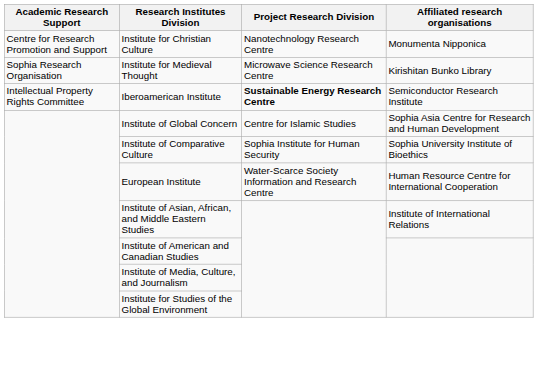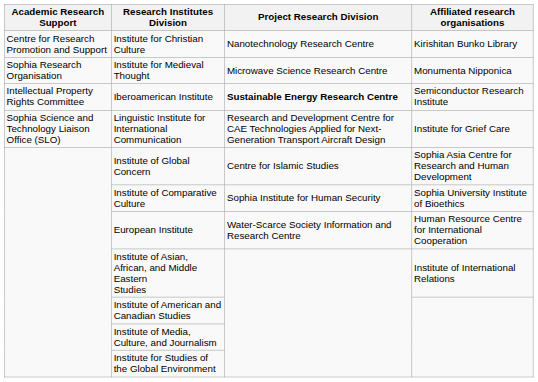(437, 44) Monumenta Nipponica -> (466, 44) Kirishitan Bunko Library
(440, 70) Kirishitan Bunko Library -> (463, 70) Monumenta Nipponica
+ row: (159, 129)
